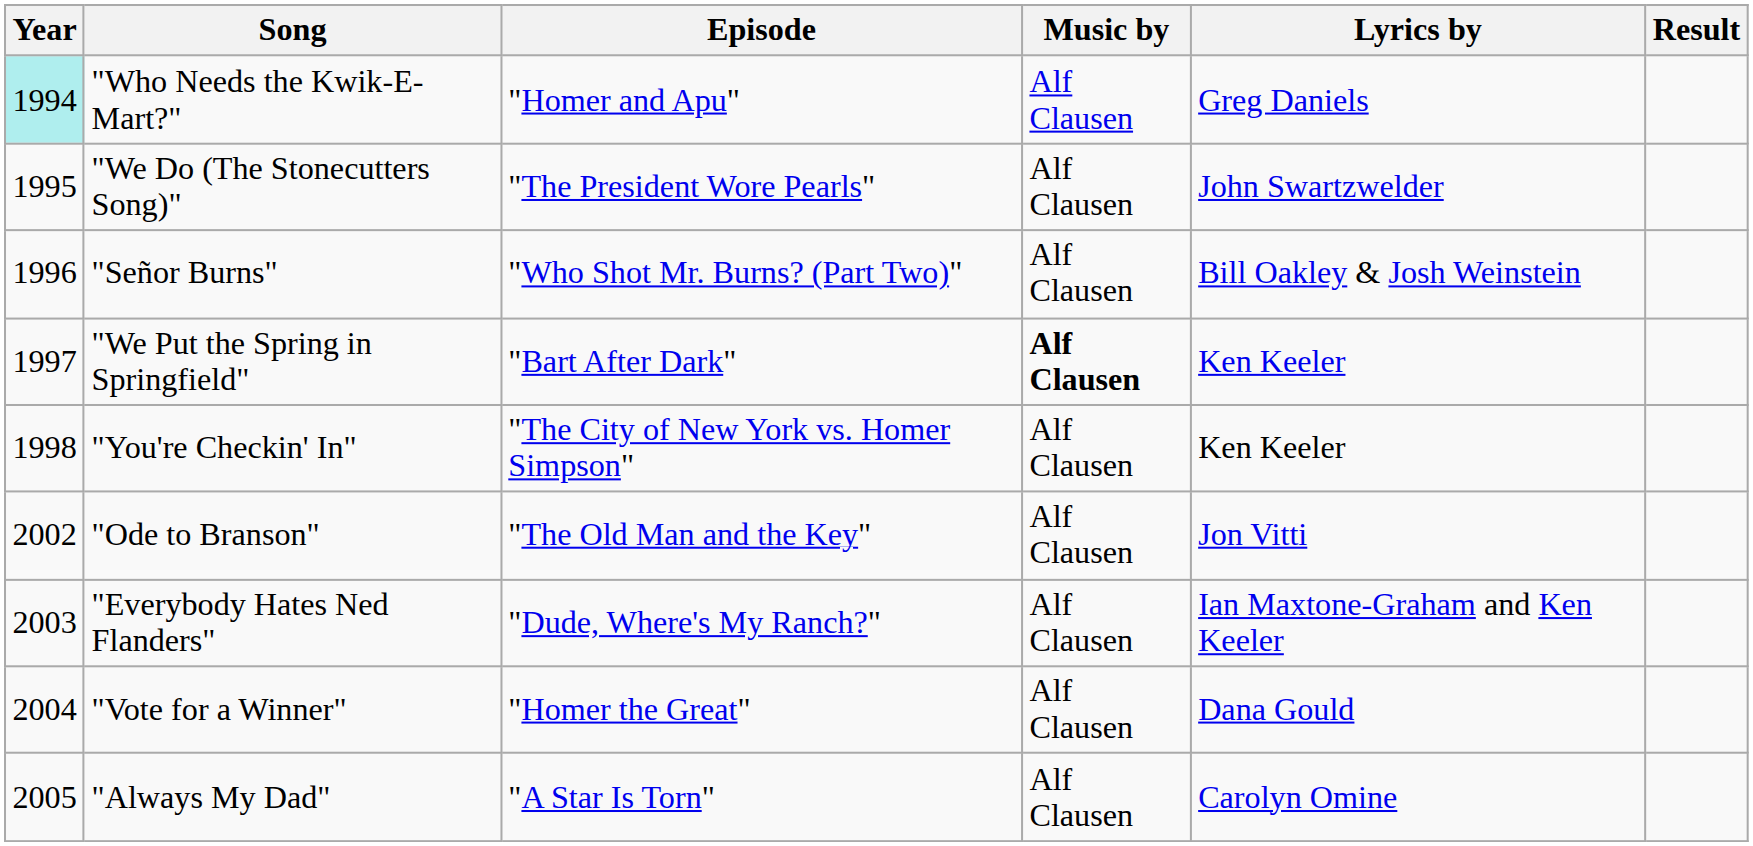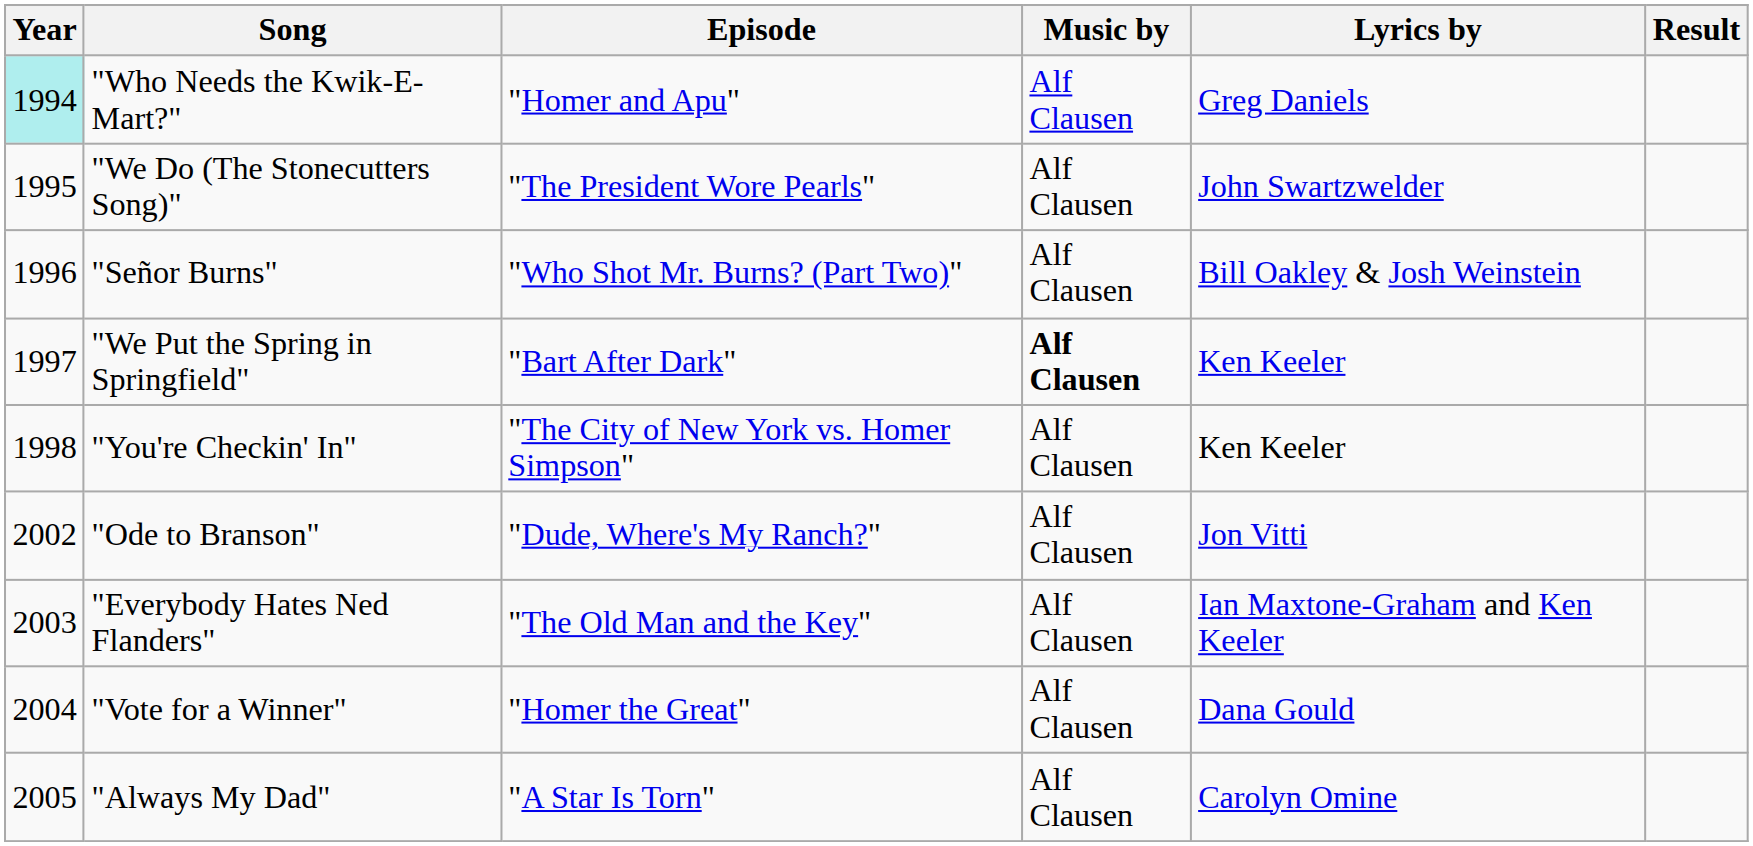(690, 535) "The Old Man and the Key" -> (695, 535) "Dude, Where's My Ranch?"
(695, 622) "Dude, Where's My Ranch?" -> (690, 622) "The Old Man and the Key"
